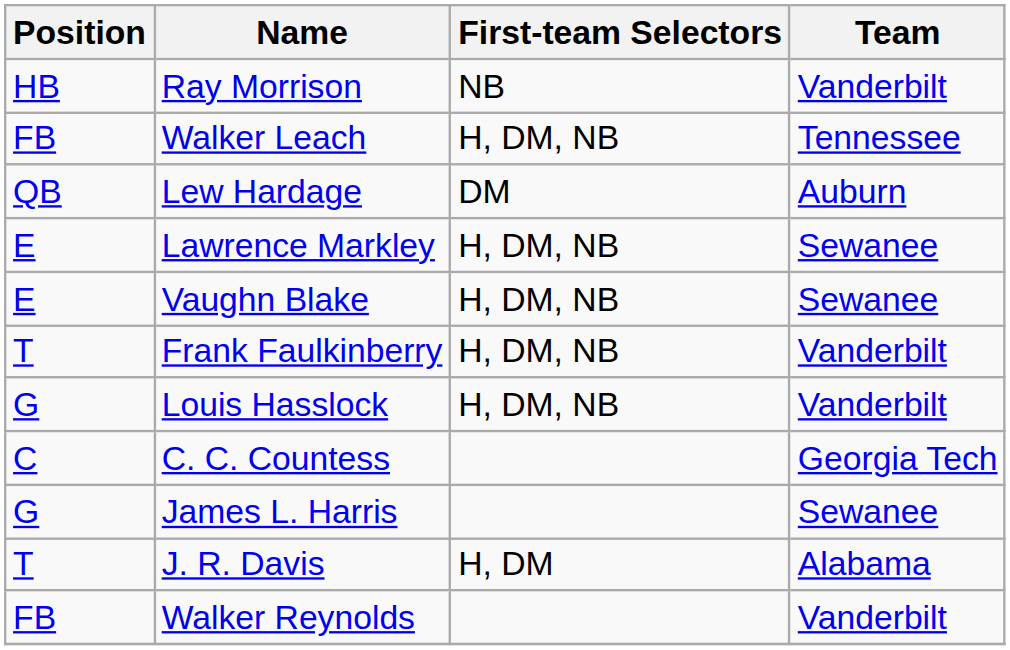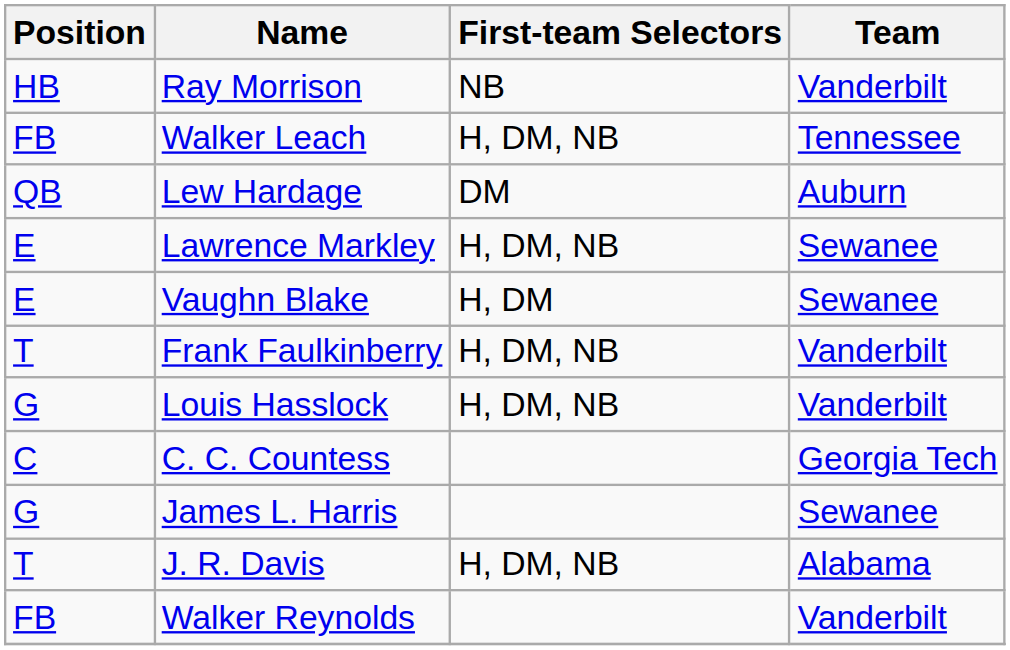(539, 298) H, DM, NB -> (506, 298) H, DM
(506, 565) H, DM -> (539, 565) H, DM, NB
